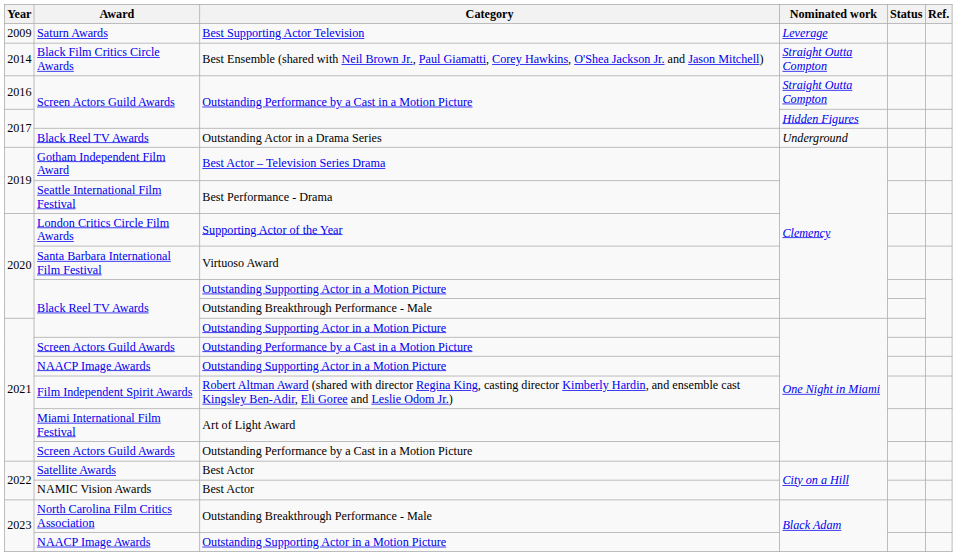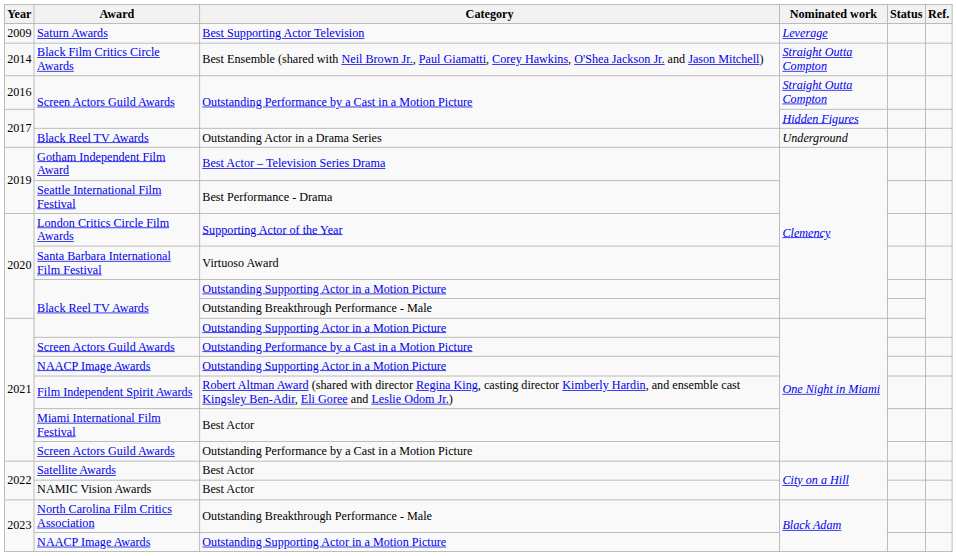(249, 425) Art of Light Award -> (228, 425) Best Actor
